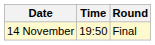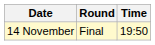columns swapped: (93, 13) <-> (130, 13)
